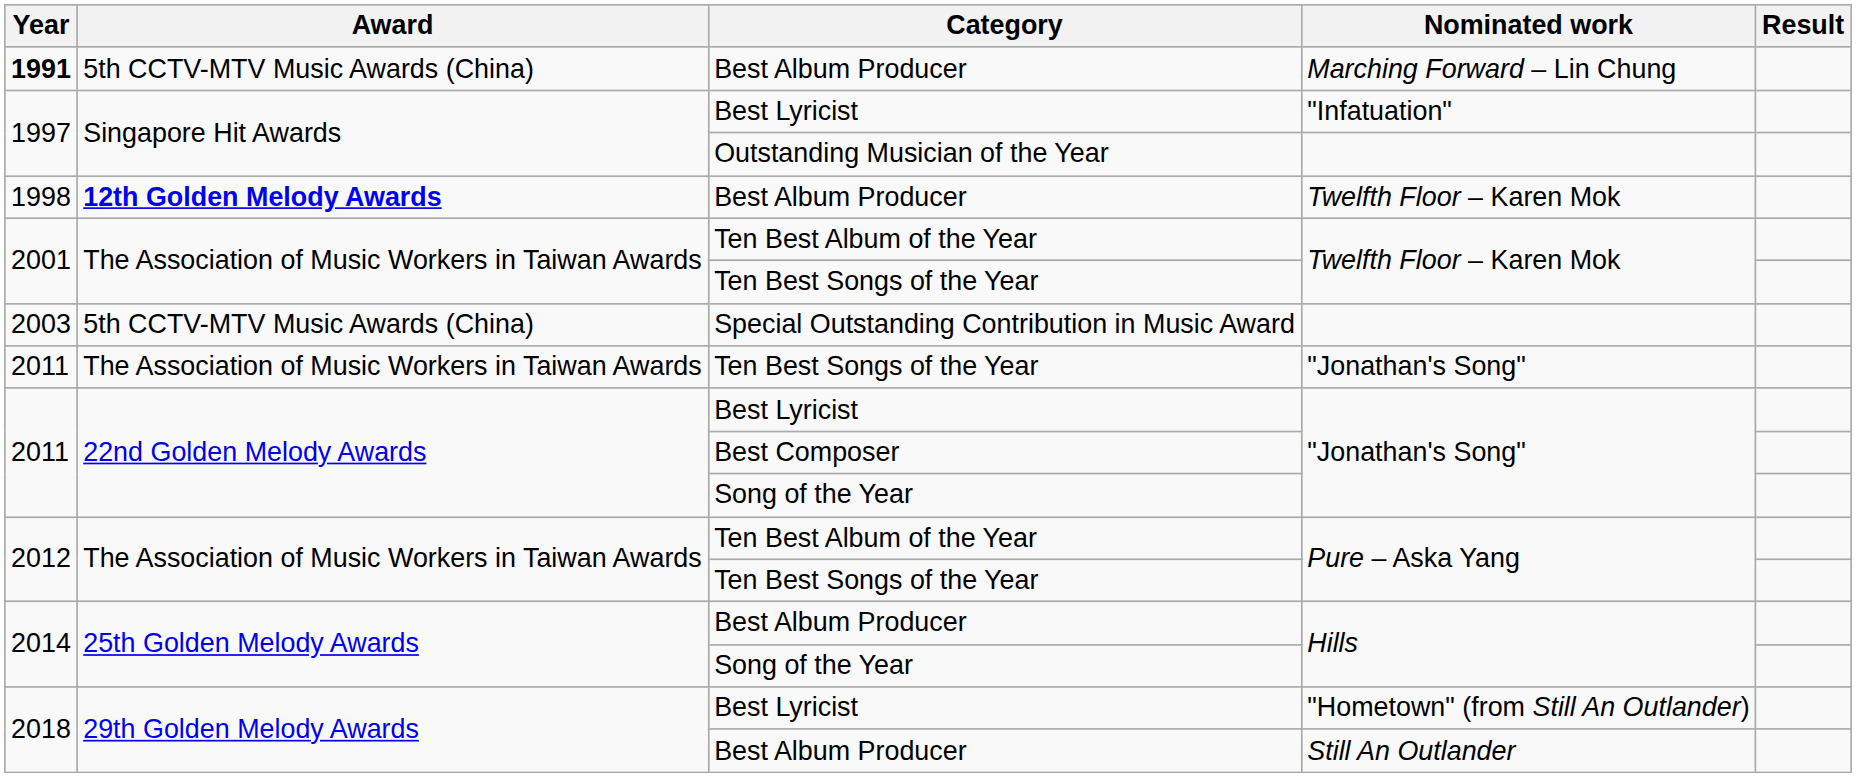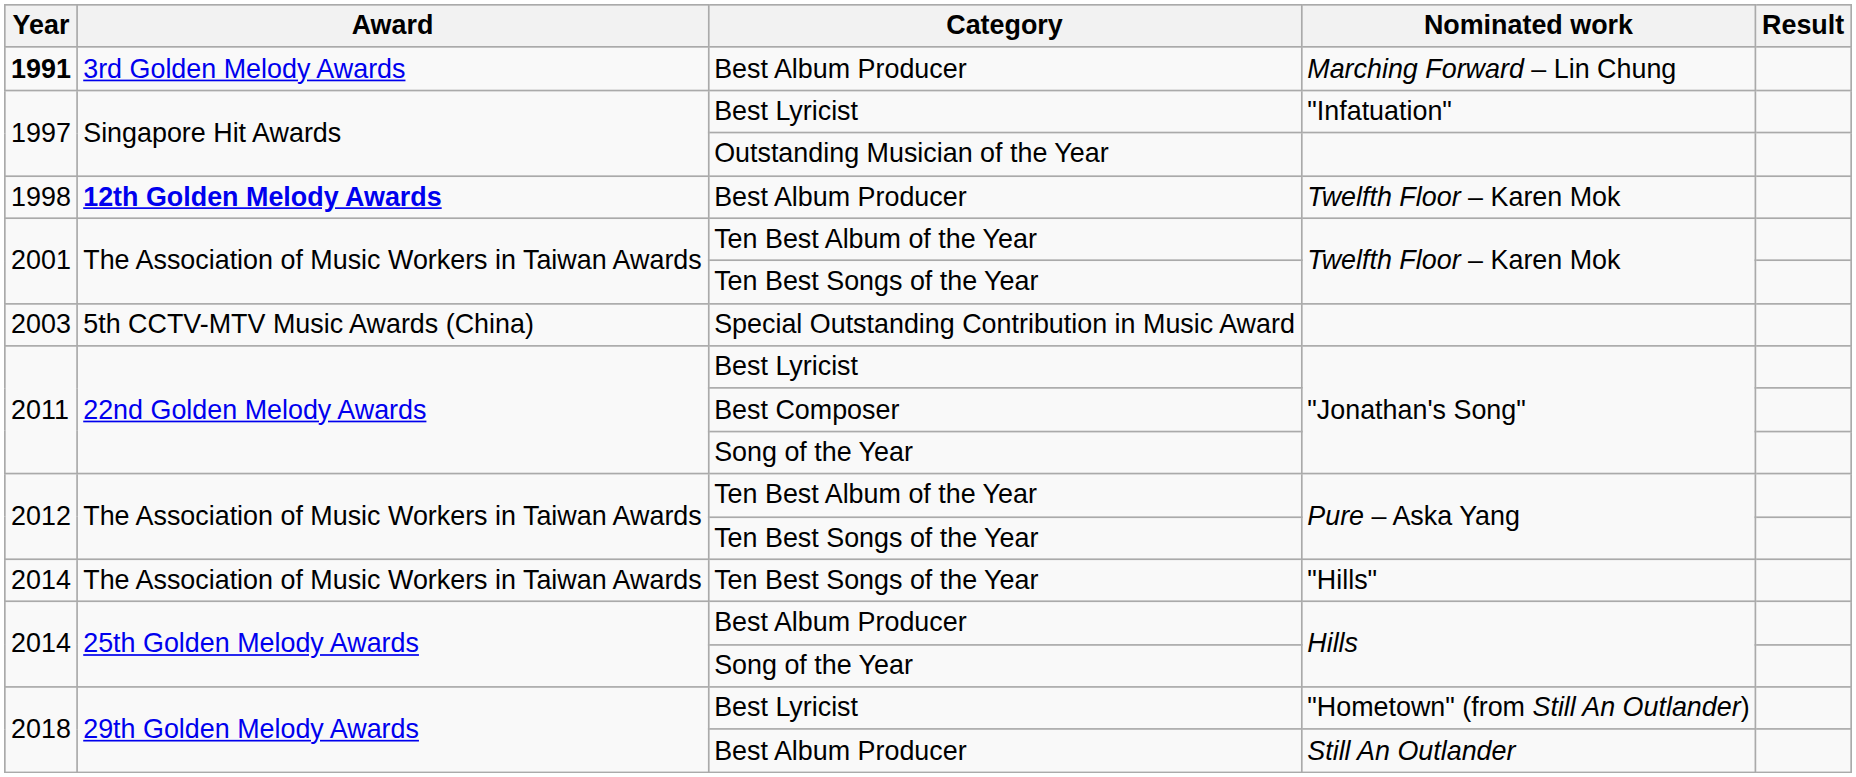(309, 68) 5th CCTV-MTV Music Awards (China) -> (244, 68) 3rd Golden Melody Awards
- row: (876, 366)
+ row: (876, 580)
